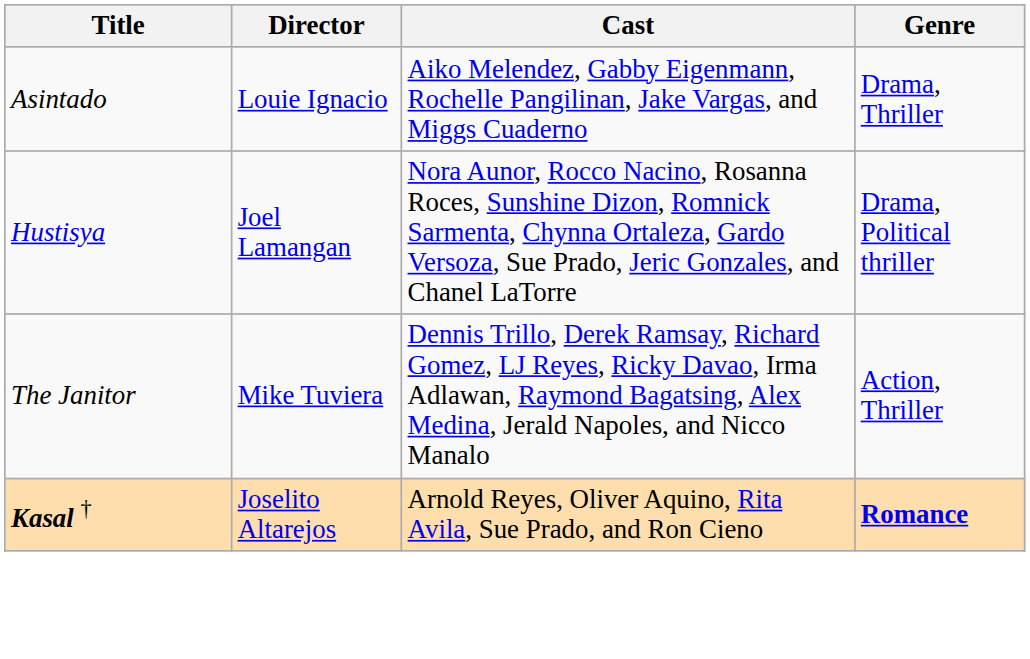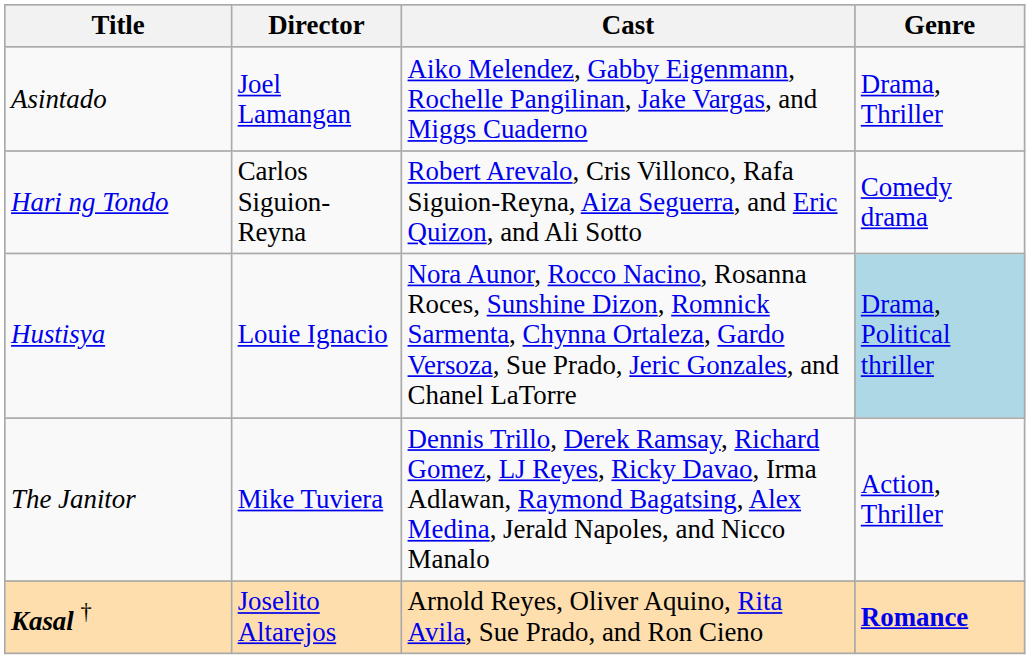(313, 98) Louie Ignacio -> (294, 98) Joel Lamangan
+ row: (90, 201)
(294, 232) Joel Lamangan -> (313, 335) Louie Ignacio
(906, 232) no background -> (906, 335) lightblue background
